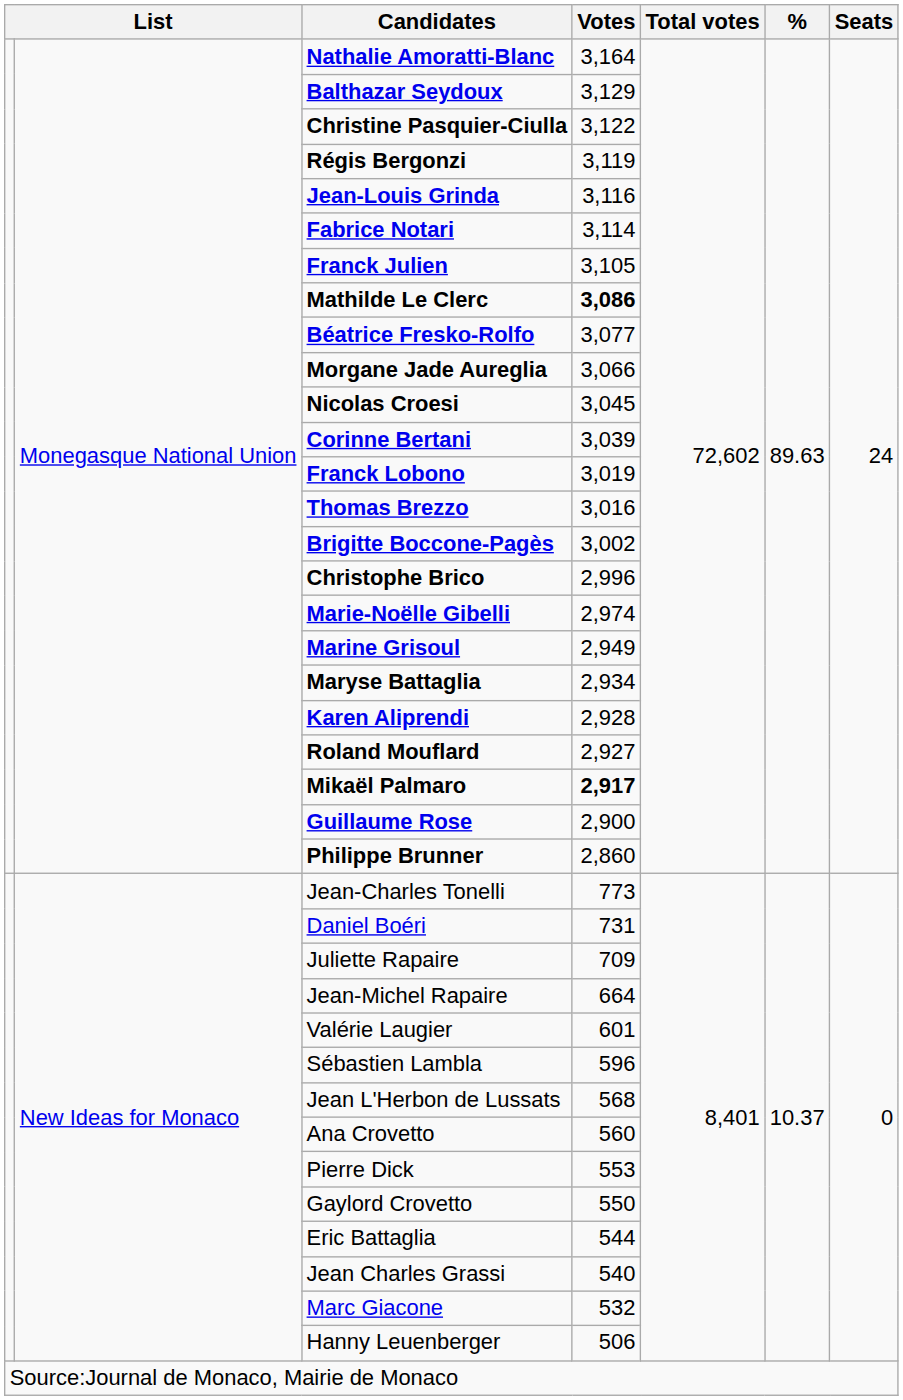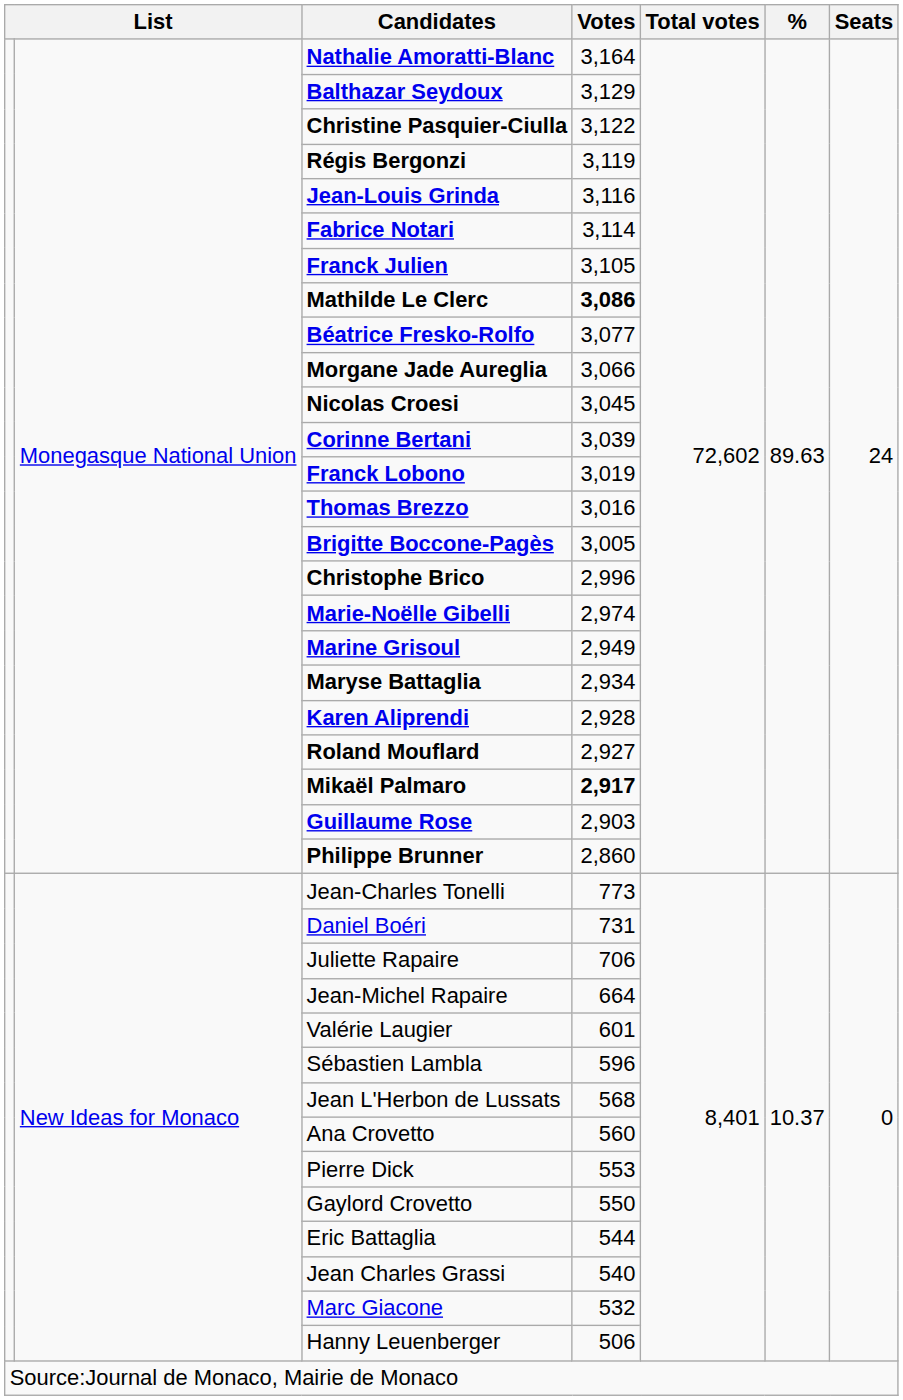(608, 543) 3,002 -> (608, 543) 3,005
(608, 821) 2,900 -> (608, 821) 2,903
(617, 960) 709 -> (617, 960) 706
